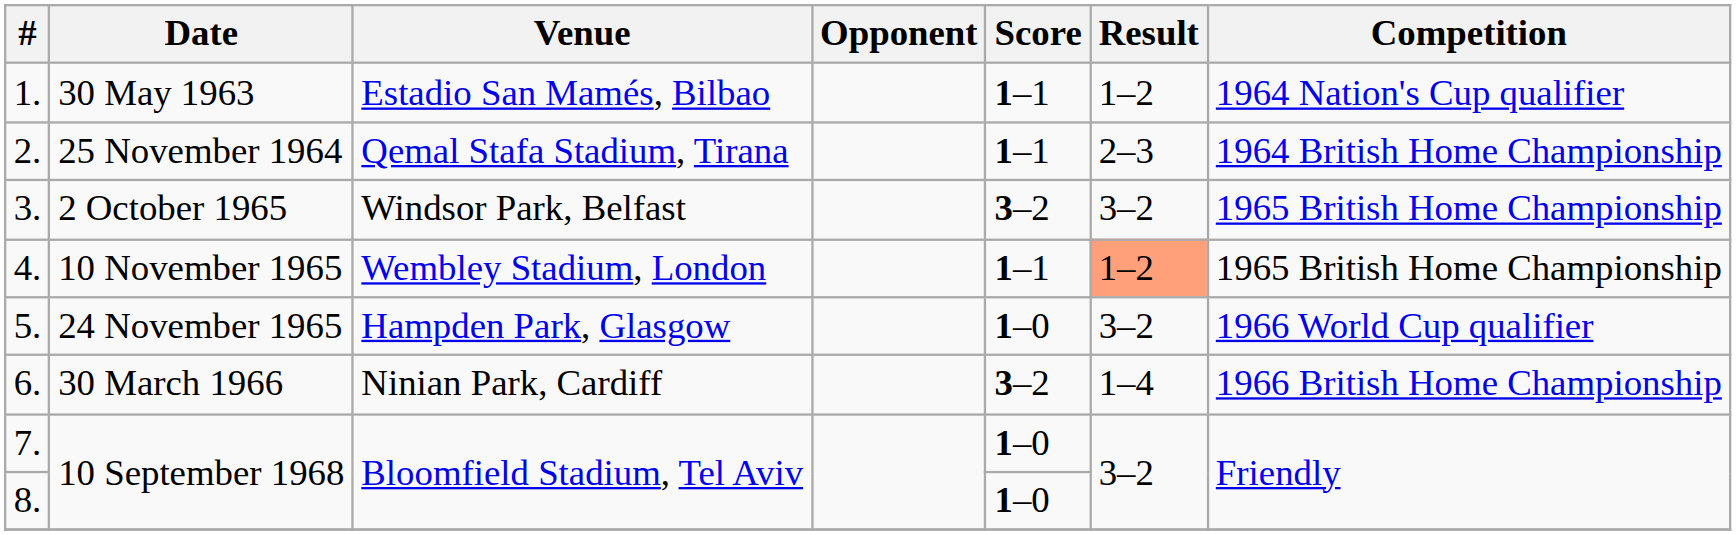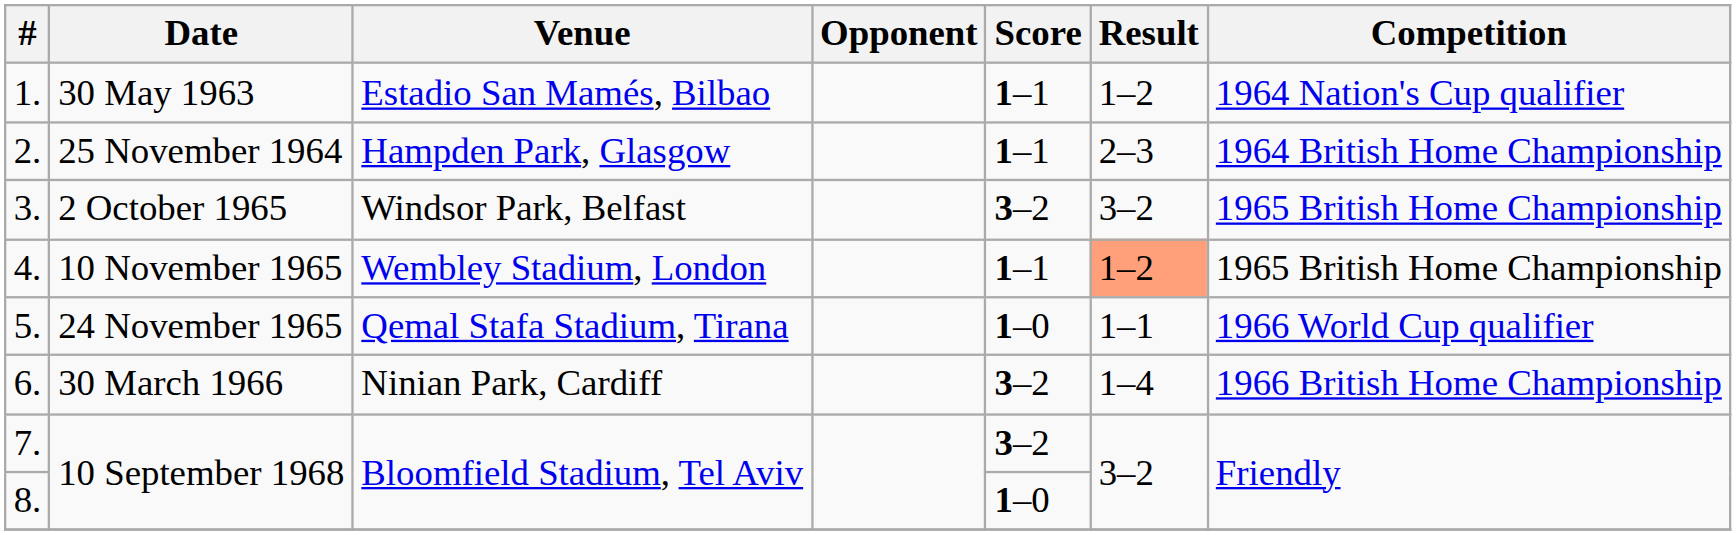(575, 150) Qemal Stafa Stadium, Tirana -> (546, 150) Hampden Park, Glasgow
(546, 325) Hampden Park, Glasgow -> (575, 325) Qemal Stafa Stadium, Tirana
(1126, 325) 3–2 -> (1126, 325) 1–1
(1022, 442) 1–0 -> (1022, 442) 3–2
